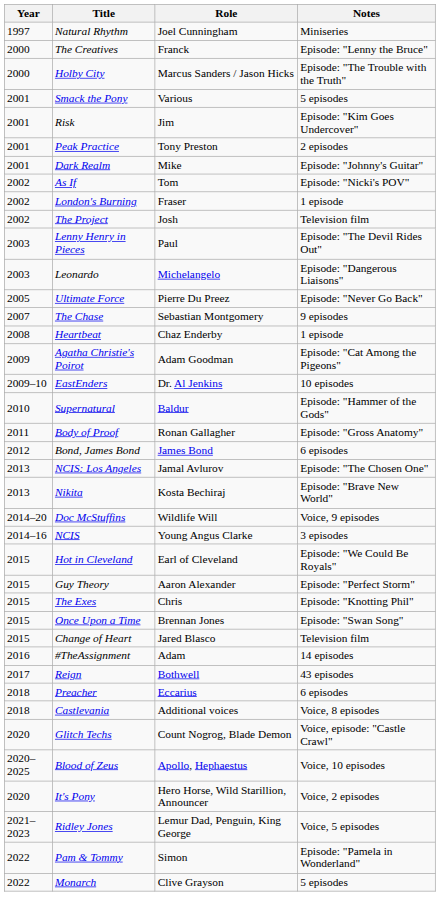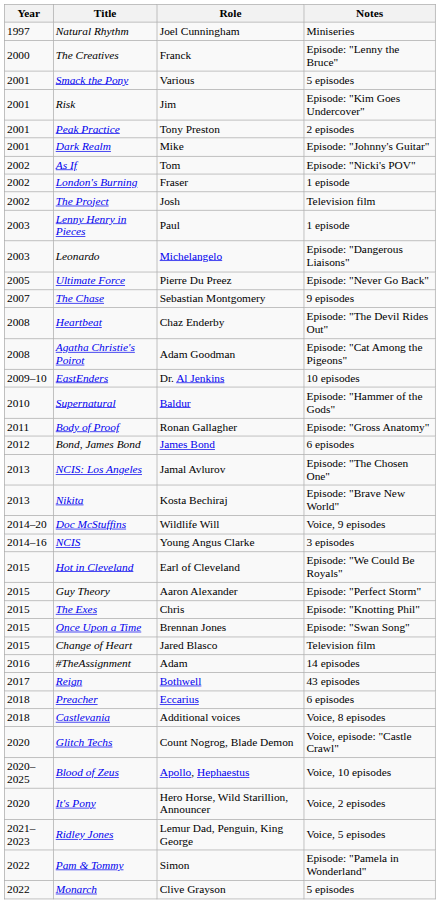- row: (80, 73)
(361, 243) Episode: "The Devil Rides Out" -> (328, 225) 1 episode
(322, 334) 1 episode -> (367, 323) Episode: "The Devil Rides Out"
(18, 359) 2009 -> (18, 354) 2008
